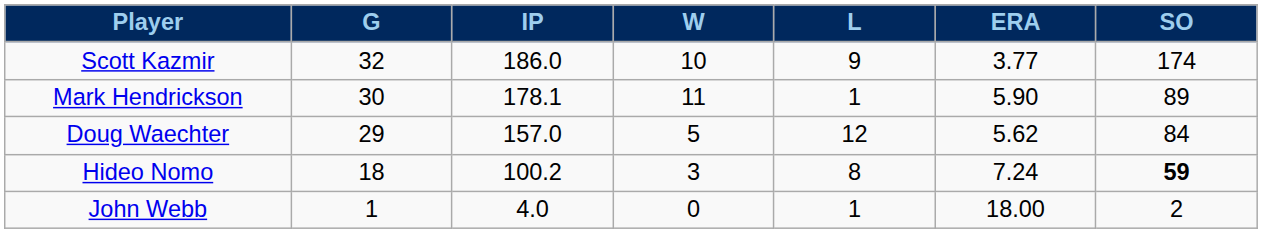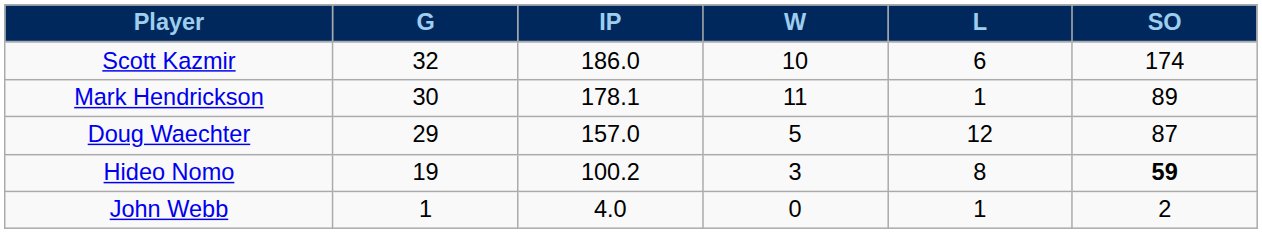- column: (1016, 23)
(855, 60) 9 -> (980, 60) 6
(1177, 135) 84 -> (1165, 135) 87
(371, 172) 18 -> (426, 172) 19
